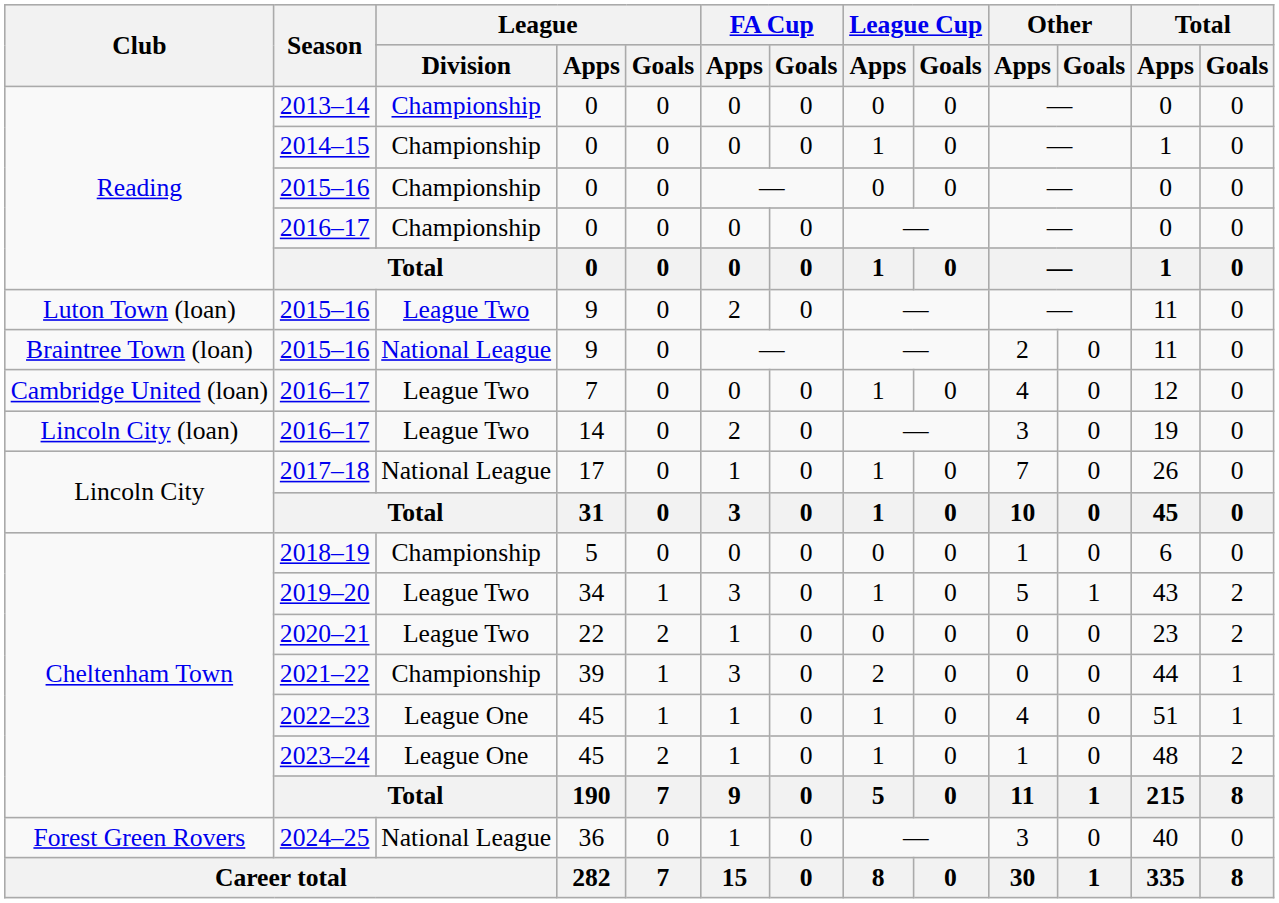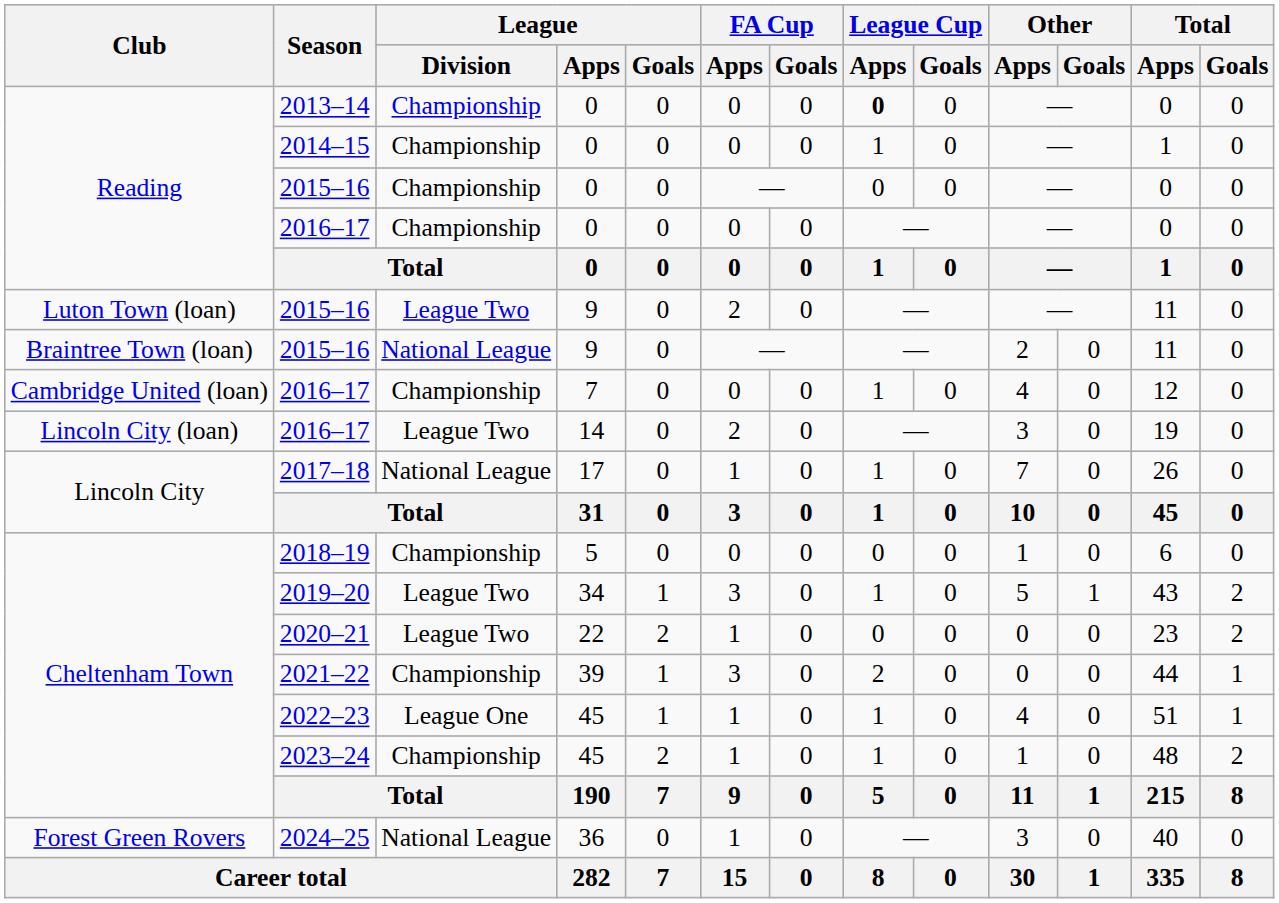(878, 106) normal -> (878, 106) bold
(466, 390) League Two -> (466, 390) Championship
(466, 755) League One -> (466, 755) Championship
